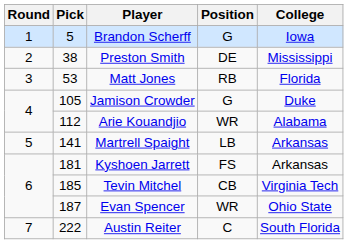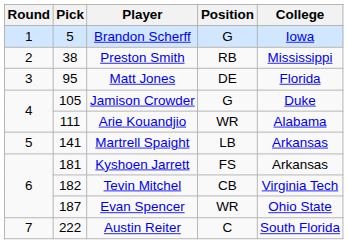(227, 57) DE -> (227, 57) RB
(70, 79) 53 -> (70, 79) 95
(227, 79) RB -> (227, 79) DE
(70, 121) 112 -> (70, 121) 111
(70, 185) 185 -> (70, 185) 182
